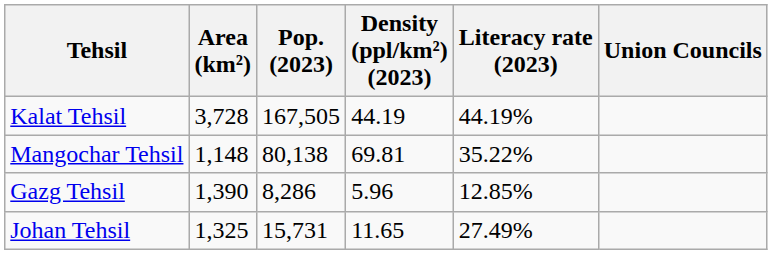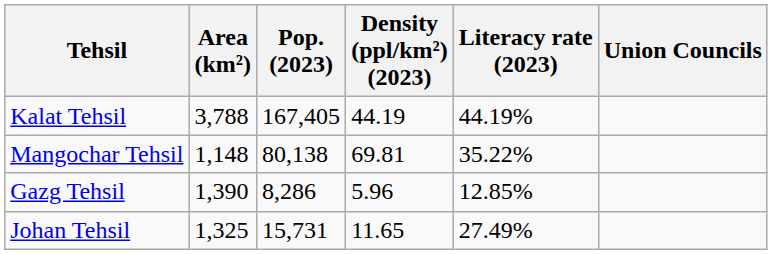(222, 115) 3,728 -> (222, 115) 3,788
(301, 115) 167,505 -> (301, 115) 167,405
